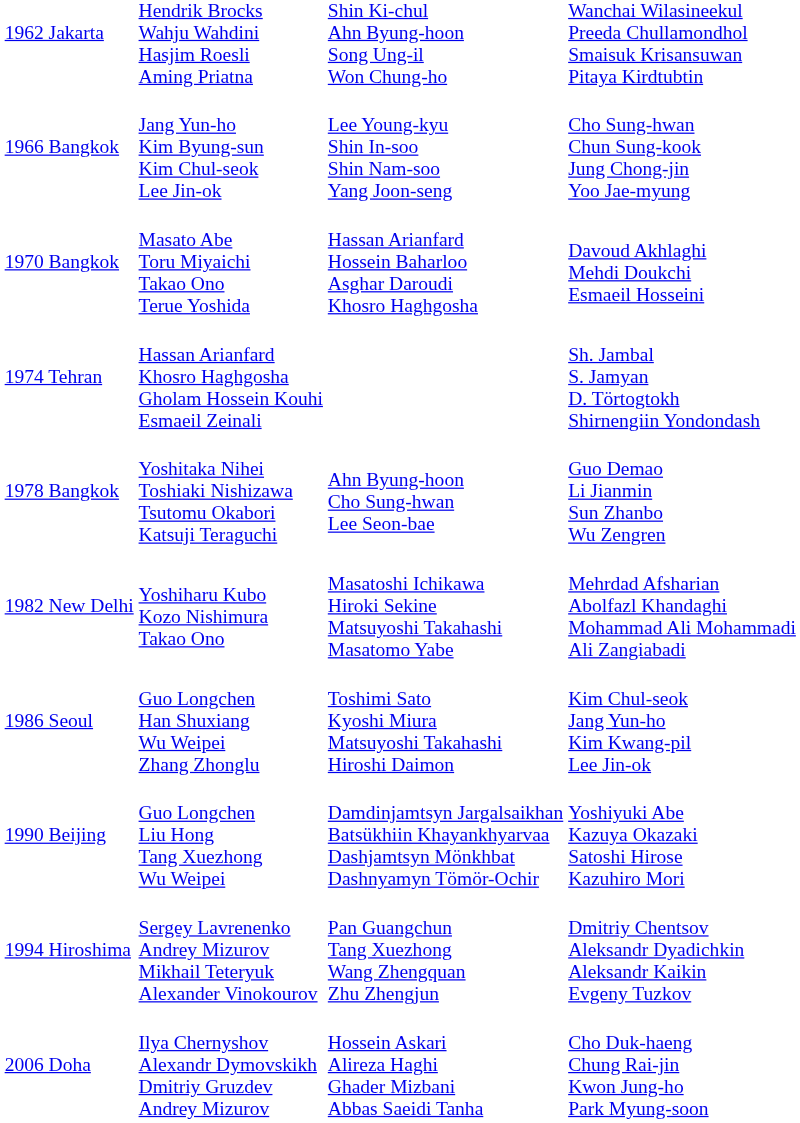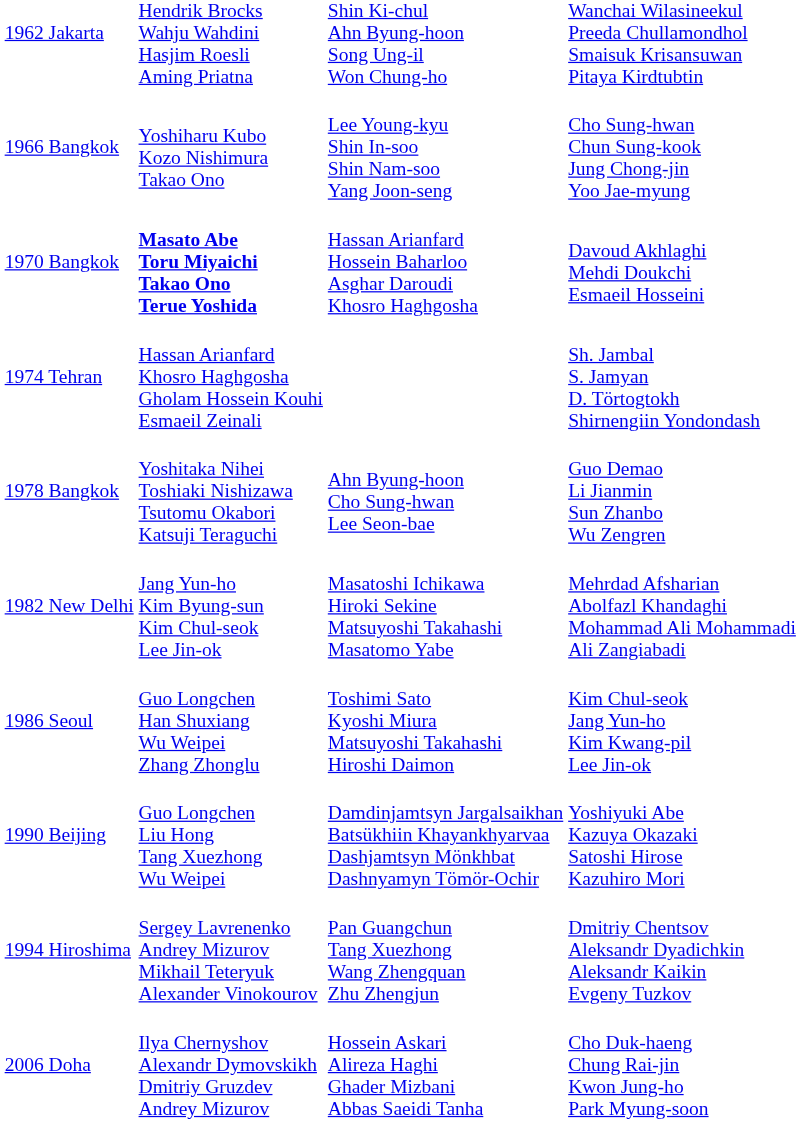(201, 158) Jang Yun-ho Kim Byung-sun Kim Chul-seok Lee Jin-ok -> (203, 158) Yoshiharu Kubo Kozo Nishimura Takao Ono
(195, 272) normal -> (198, 272) bold
(203, 616) Yoshiharu Kubo Kozo Nishimura Takao Ono -> (201, 616) Jang Yun-ho Kim Byung-sun Kim Chul-seok Lee Jin-ok
